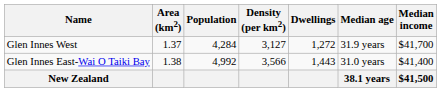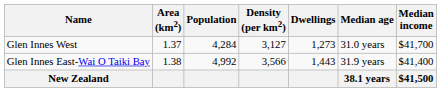(323, 44) 1,272 -> (323, 44) 1,273
(362, 44) 31.9 years -> (362, 44) 31.0 years
(362, 61) 31.0 years -> (362, 61) 31.9 years
